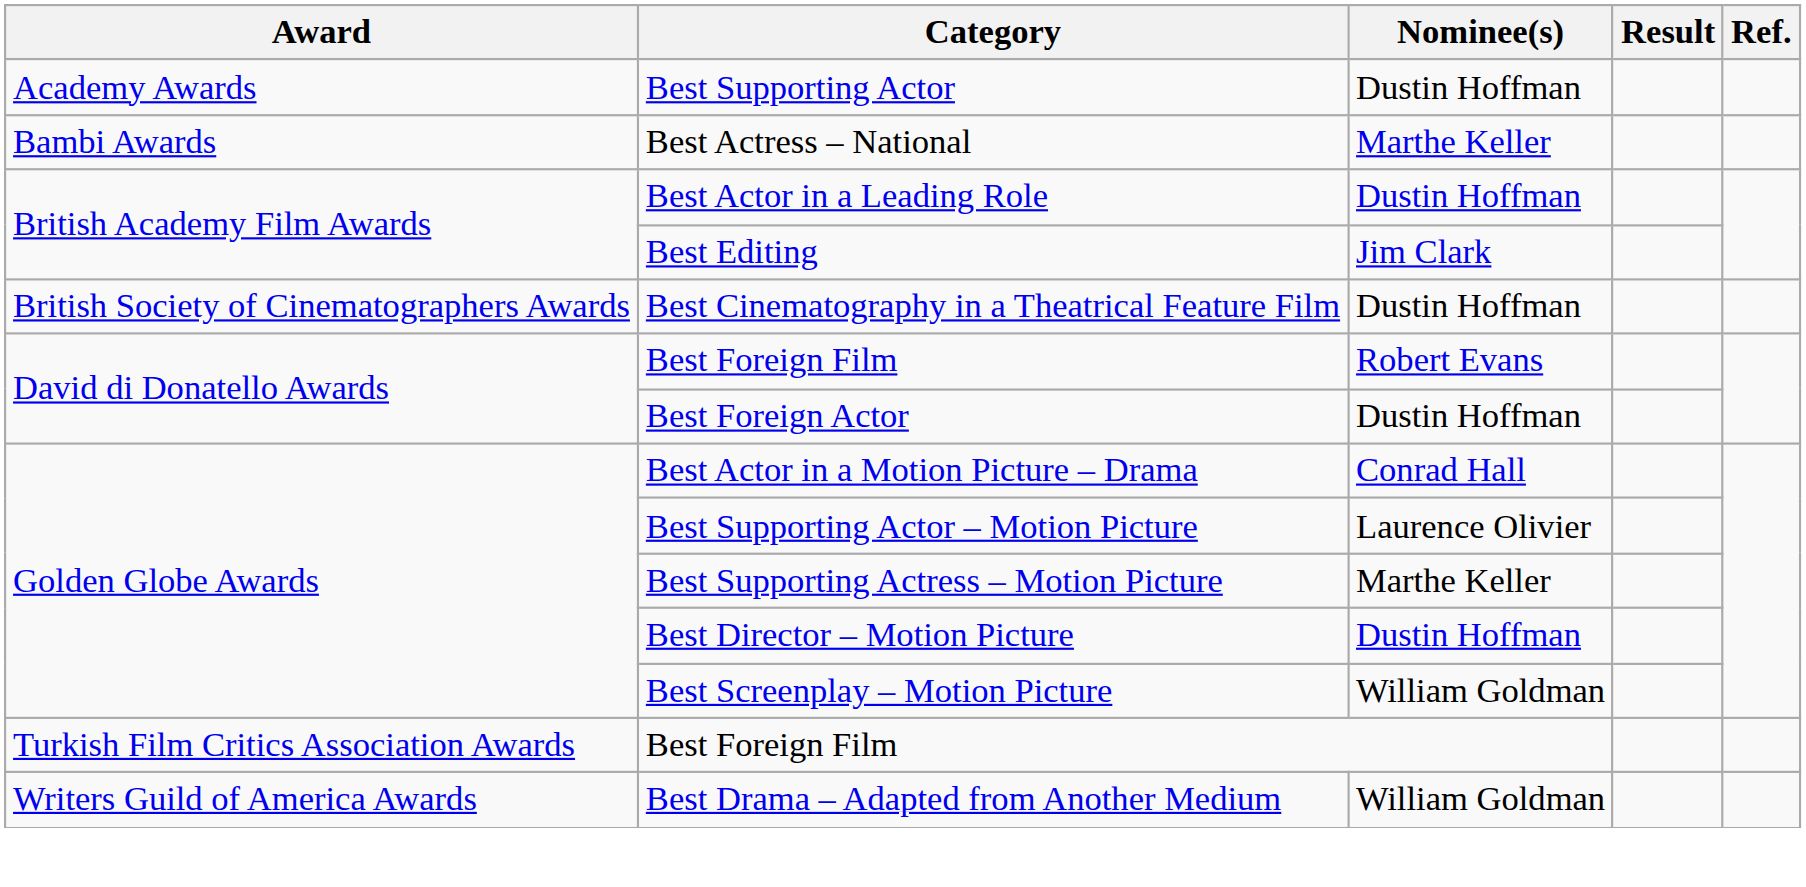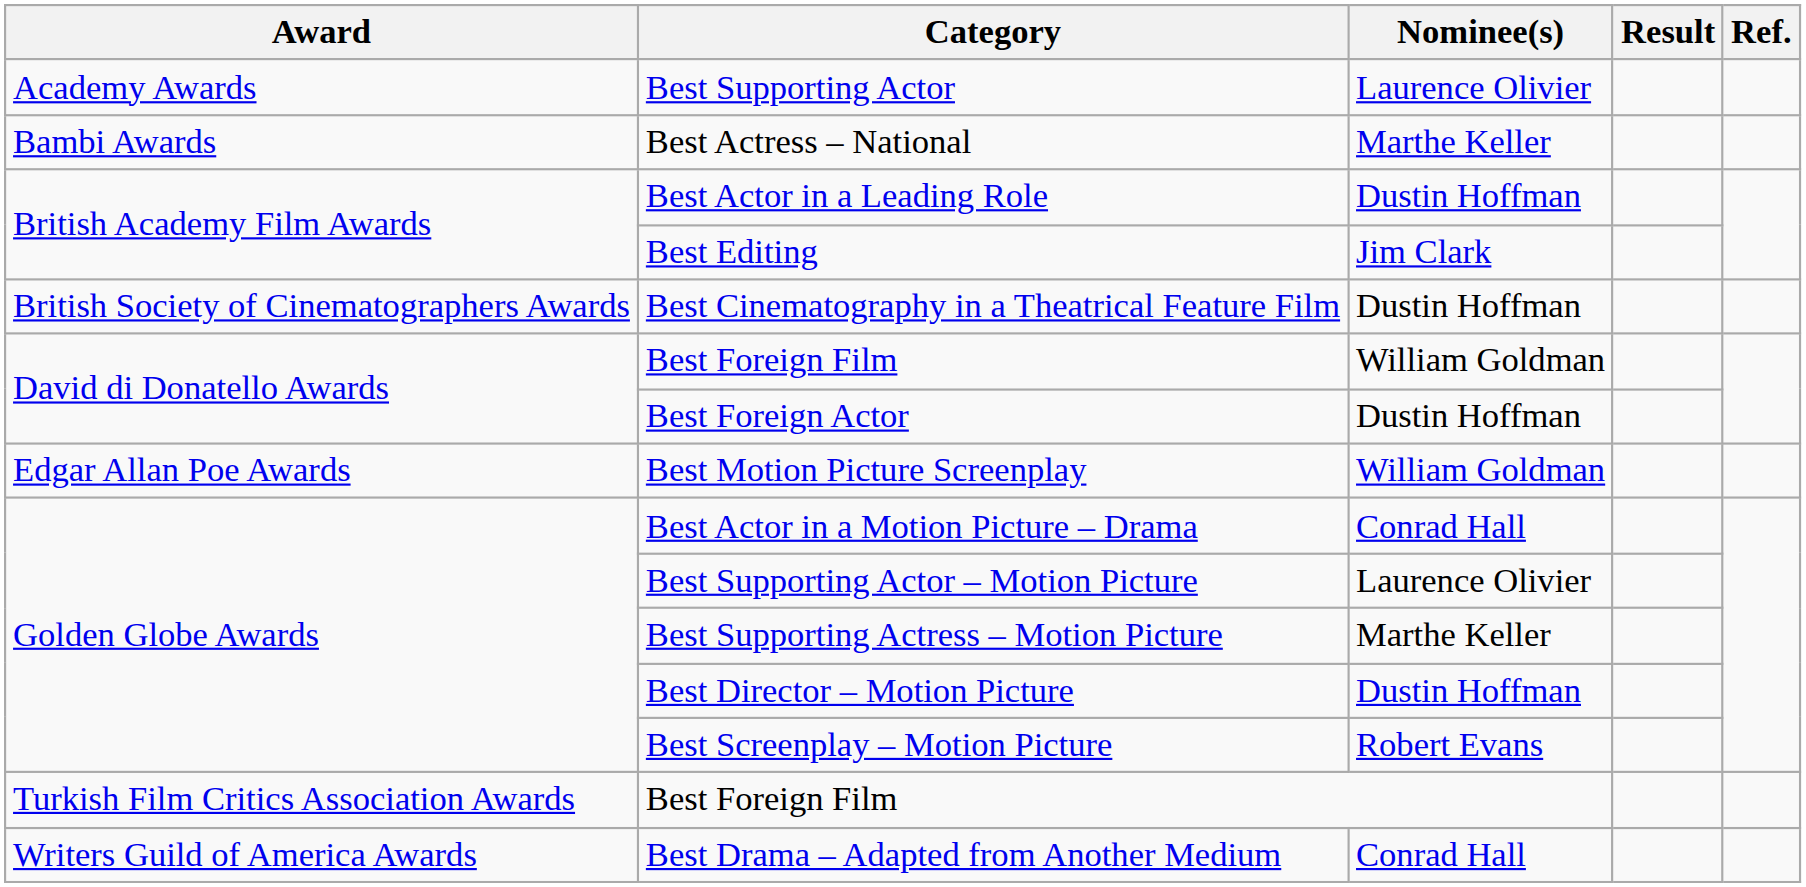(1468, 86) Dustin Hoffman -> (1474, 86) Laurence Olivier
(1450, 360) Robert Evans -> (1481, 360) William Goldman
+ row: (182, 470)
(1481, 689) William Goldman -> (1450, 744) Robert Evans
(1481, 799) William Goldman -> (1441, 854) Conrad Hall
